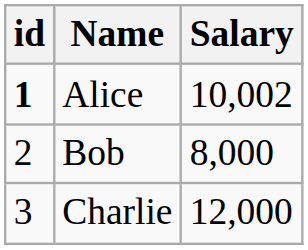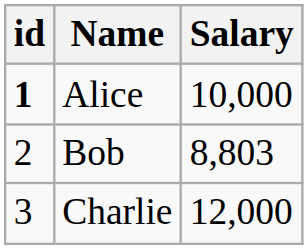(241, 93) 10,002 -> (241, 93) 10,000
(232, 152) 8,000 -> (232, 152) 8,803
